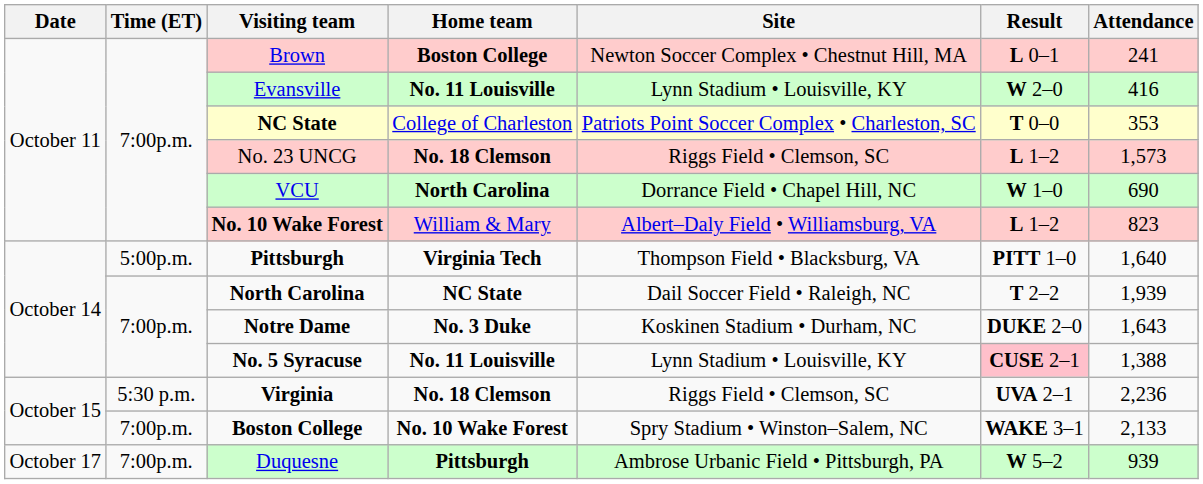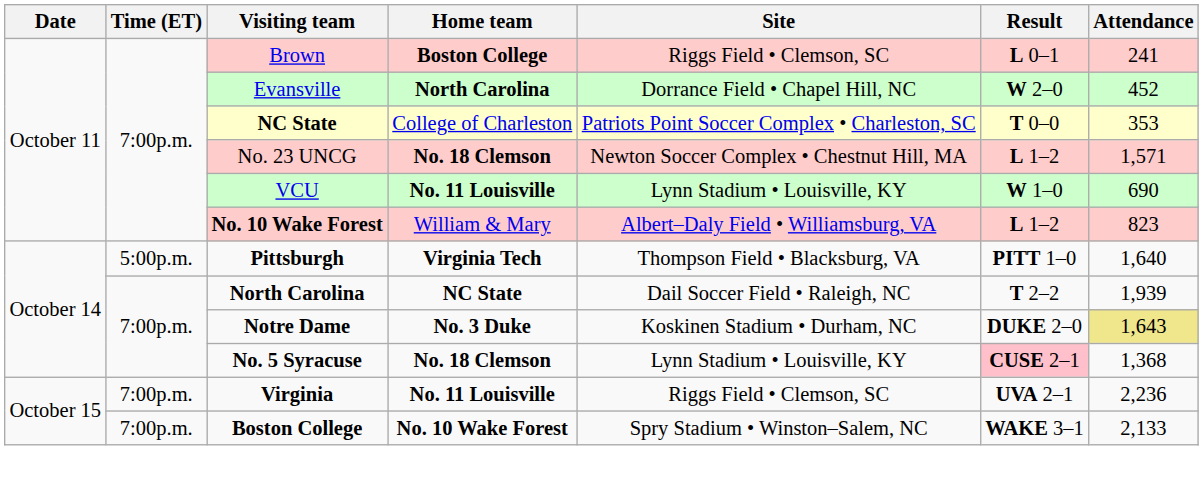(779, 55) Newton Soccer Complex • Chestnut Hill, MA -> (779, 55) Riggs Field • Clemson, SC
(482, 89) No. 11 Louisville -> (482, 89) North Carolina
(779, 89) Lynn Stadium • Louisville, KY -> (779, 89) Dorrance Field • Chapel Hill, NC
(1143, 89) 416 -> (1143, 89) 452
(779, 156) Riggs Field • Clemson, SC -> (779, 156) Newton Soccer Complex • Chestnut Hill, MA
(1143, 156) 1,573 -> (1143, 156) 1,571
(482, 190) North Carolina -> (482, 190) No. 11 Louisville
(779, 190) Dorrance Field • Chapel Hill, NC -> (779, 190) Lynn Stadium • Louisville, KY
(1143, 326) no background -> (1143, 326) khaki background
(482, 359) No. 11 Louisville -> (482, 359) No. 18 Clemson
(1143, 359) 1,388 -> (1143, 359) 1,368
(156, 393) 5:30 p.m. -> (156, 393) 7:00p.m.
(482, 393) No. 18 Clemson -> (482, 393) No. 11 Louisville
- row: (297, 461)
